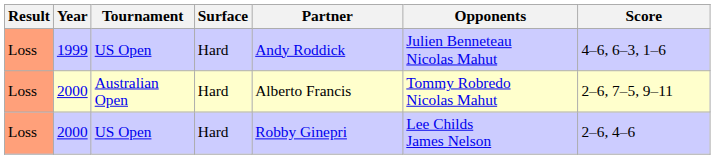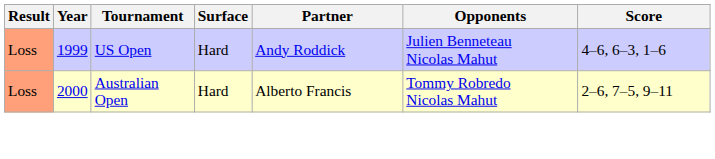- row: (72, 132)
